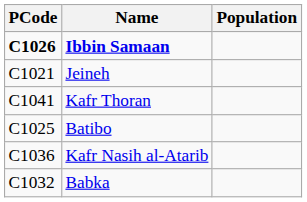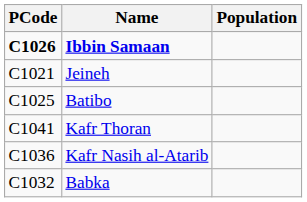rows swapped: (88, 127) <-> (108, 100)
